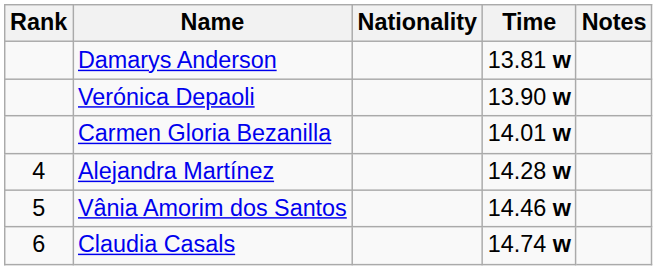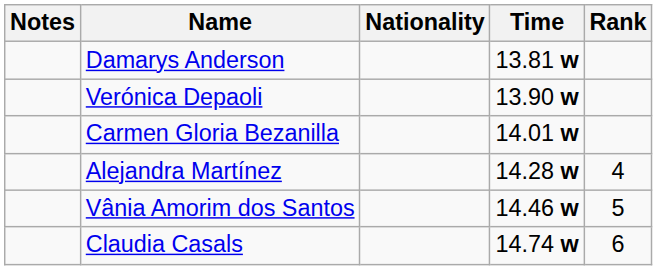columns swapped: (39, 23) <-> (614, 23)
